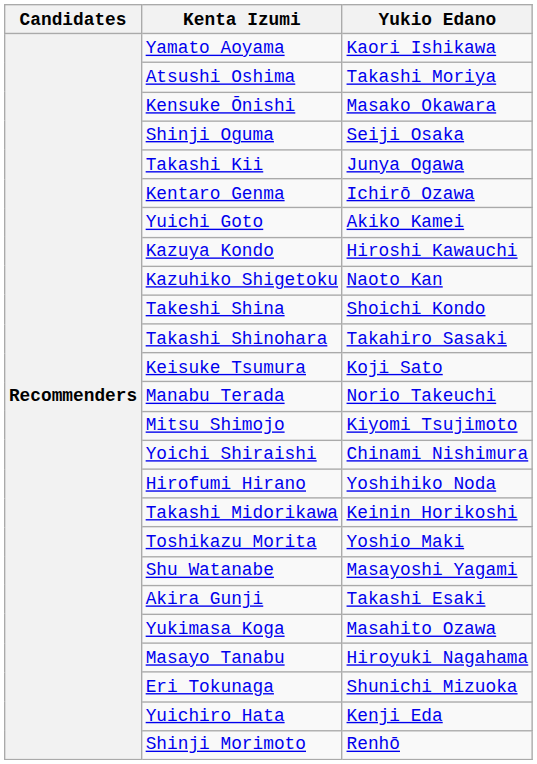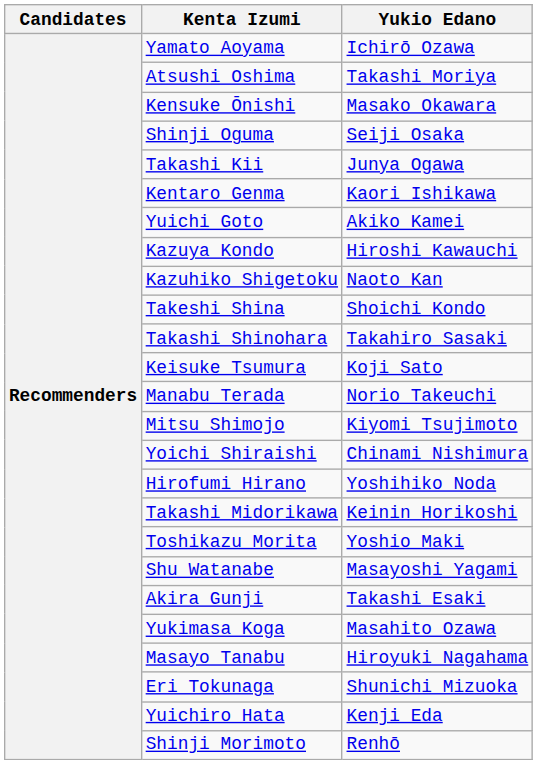(421, 48) Kaori Ishikawa -> (411, 48) Ichirō Ozawa
(411, 193) Ichirō Ozawa -> (421, 193) Kaori Ishikawa
